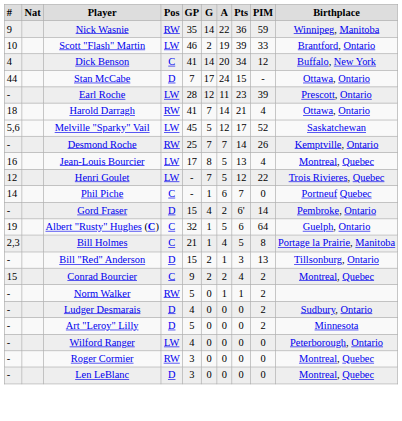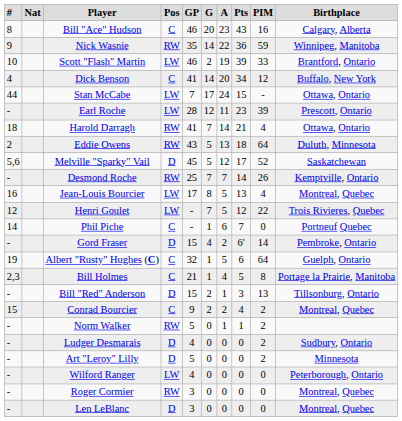+ row: (102, 29)
(172, 78) D -> (172, 95) LW
+ row: (102, 144)
(172, 128) LW -> (172, 161) D
